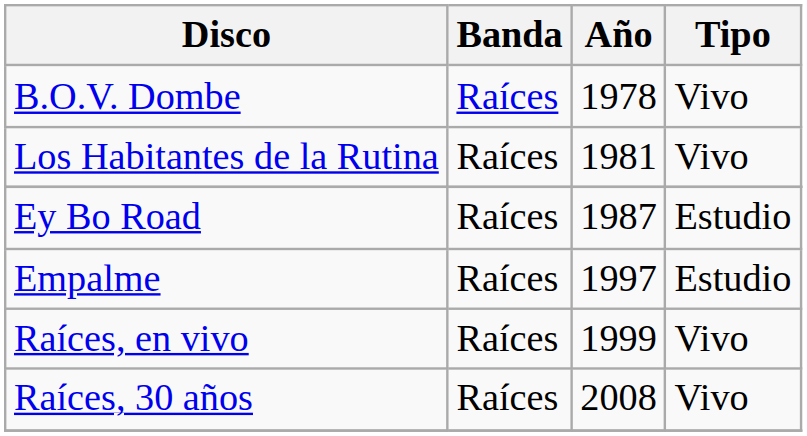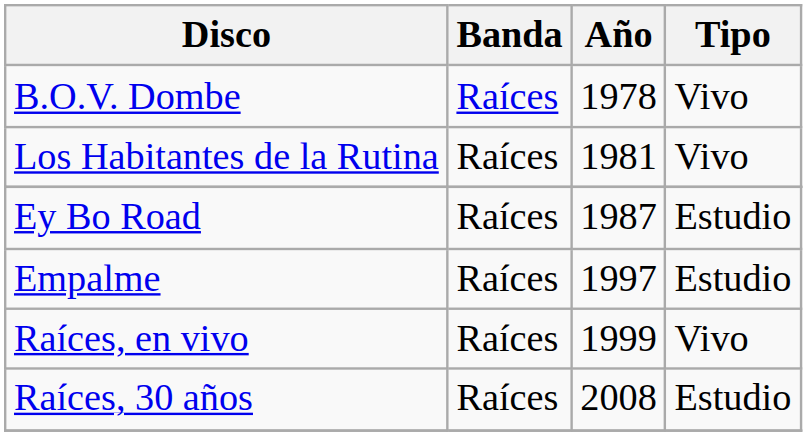(712, 398) Vivo -> (733, 398) Estudio
